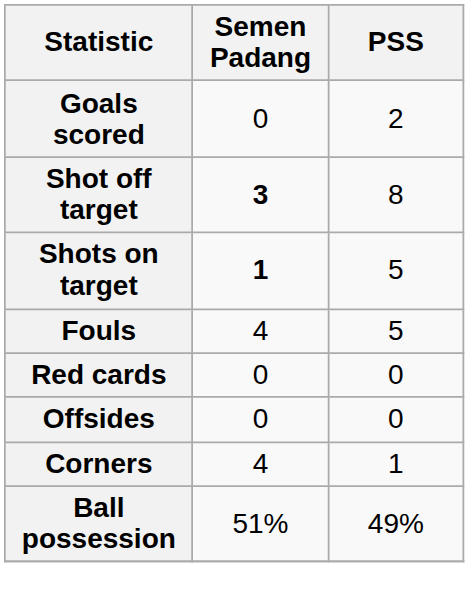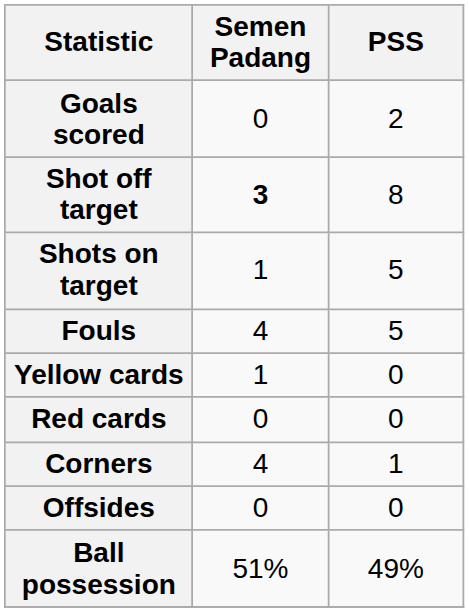(260, 270) bold -> (260, 270) normal
+ row: (99, 374)
rows swapped: (99, 419) <-> (99, 463)
